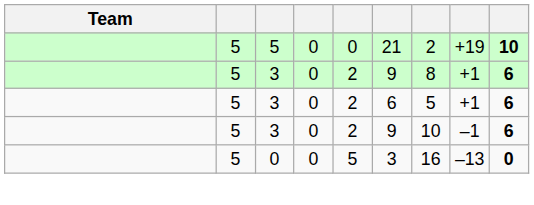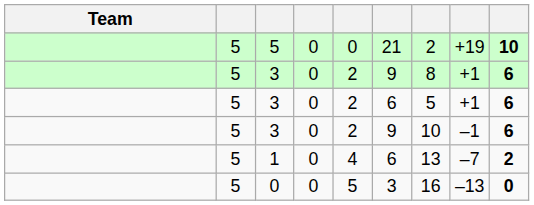+ row: (110, 159)
